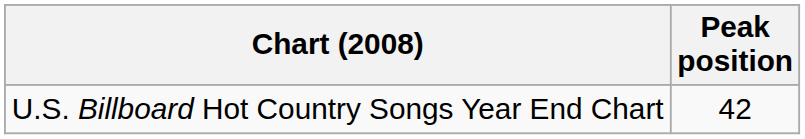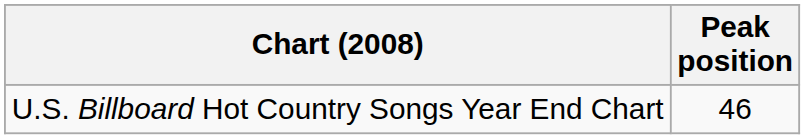(735, 108) 42 -> (735, 108) 46
